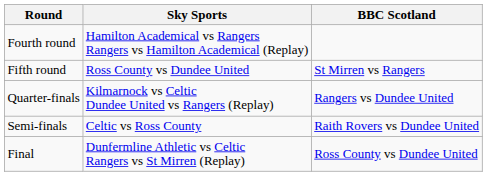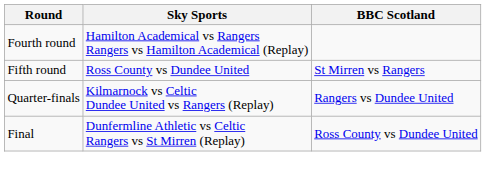- row: (37, 126)
